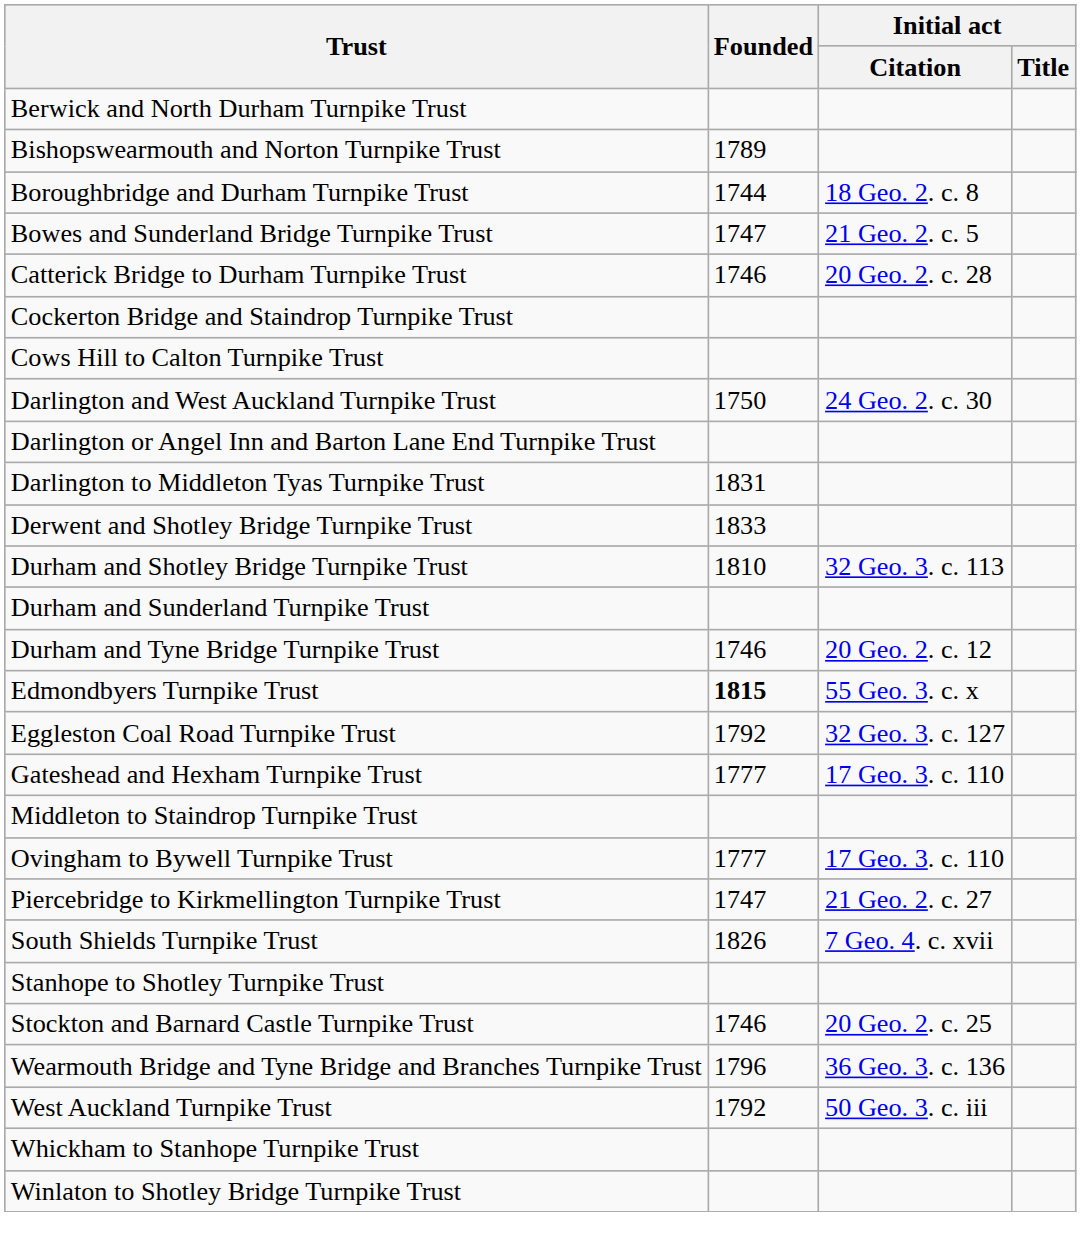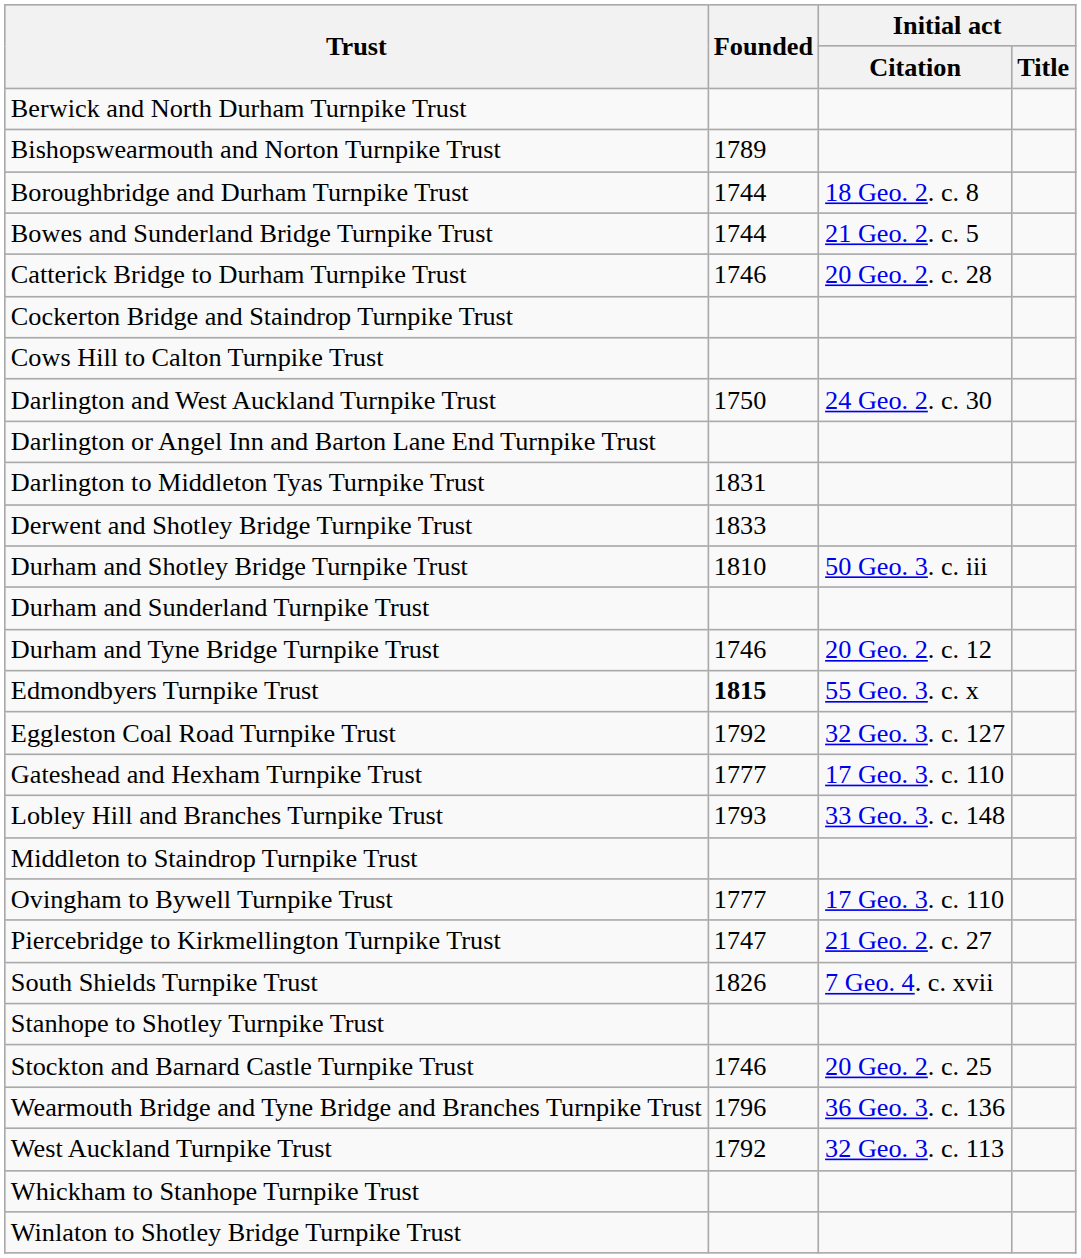(740, 233) 1747 -> (740, 233) 1744
(915, 566) 32 Geo. 3. c. 113 -> (906, 566) 50 Geo. 3. c. iii
+ row: (227, 815)
(906, 1107) 50 Geo. 3. c. iii -> (915, 1148) 32 Geo. 3. c. 113
